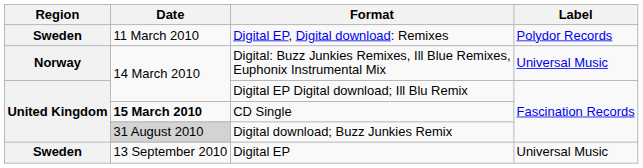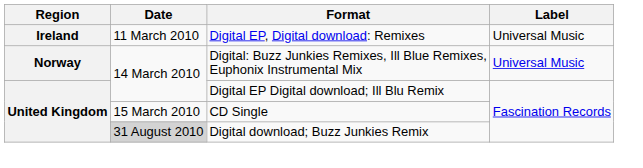(57, 35) Sweden -> (57, 35) Ireland
(564, 35) Polydor Records -> (539, 35) Universal Music
(158, 111) bold -> (157, 111) normal
- row: (262, 152)
